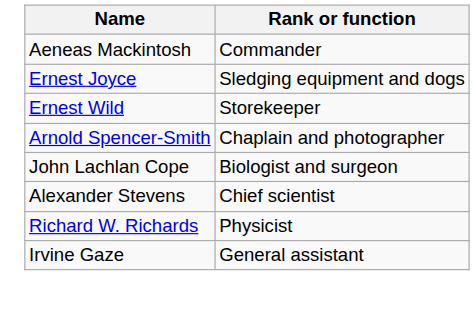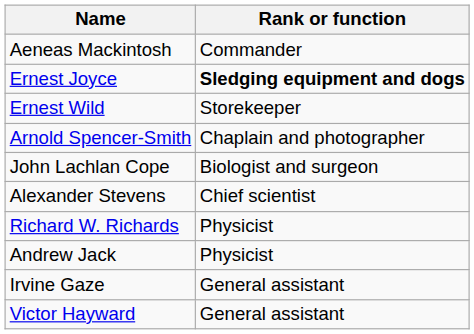(342, 78) normal -> (332, 78) bold
+ row: (63, 255)
+ row: (72, 314)
